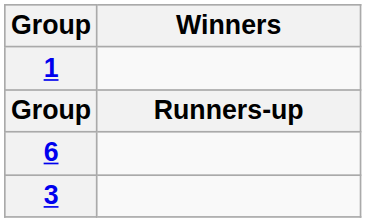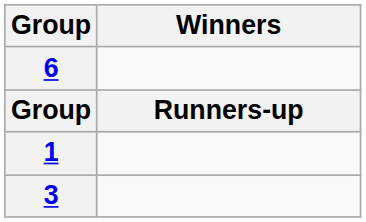rows swapped: (51, 152) <-> (51, 68)
